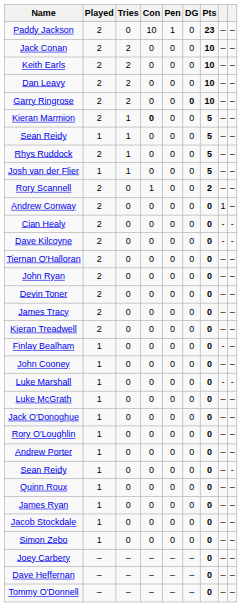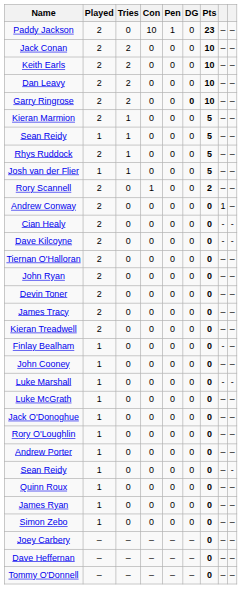(152, 118) bold -> (152, 118) normal
- row: (44, 523)
